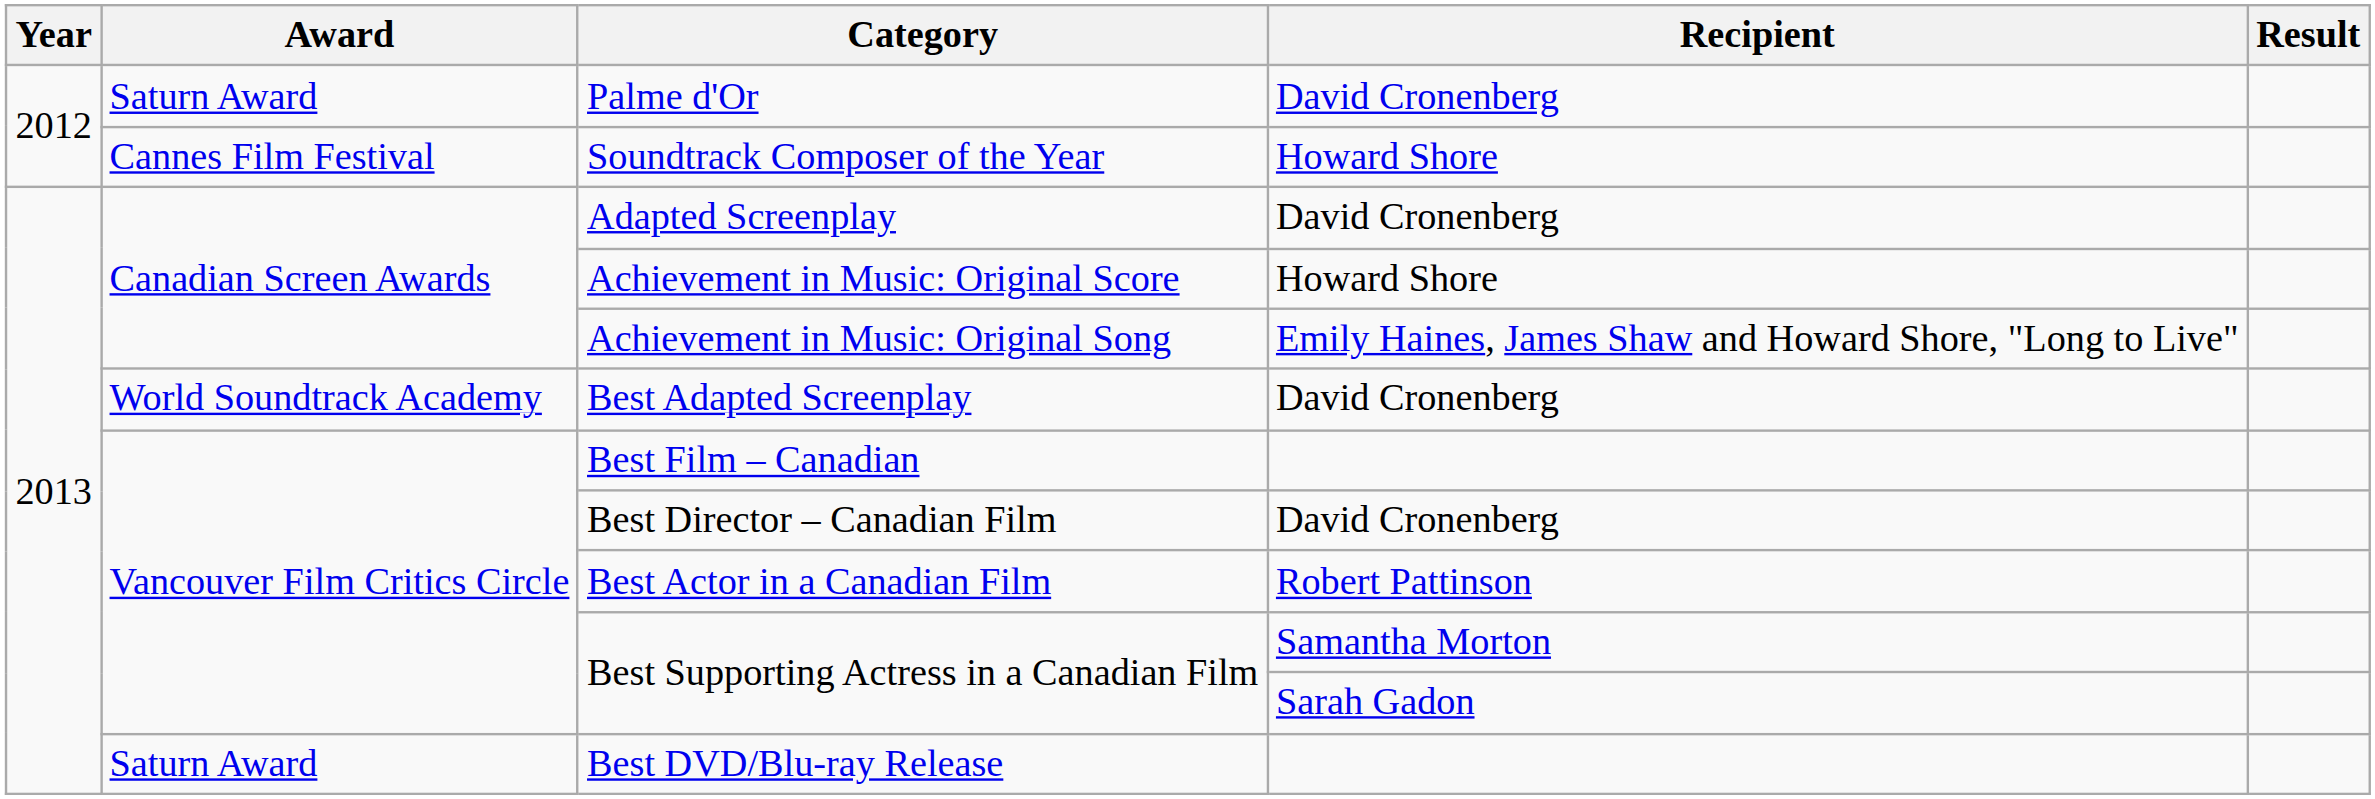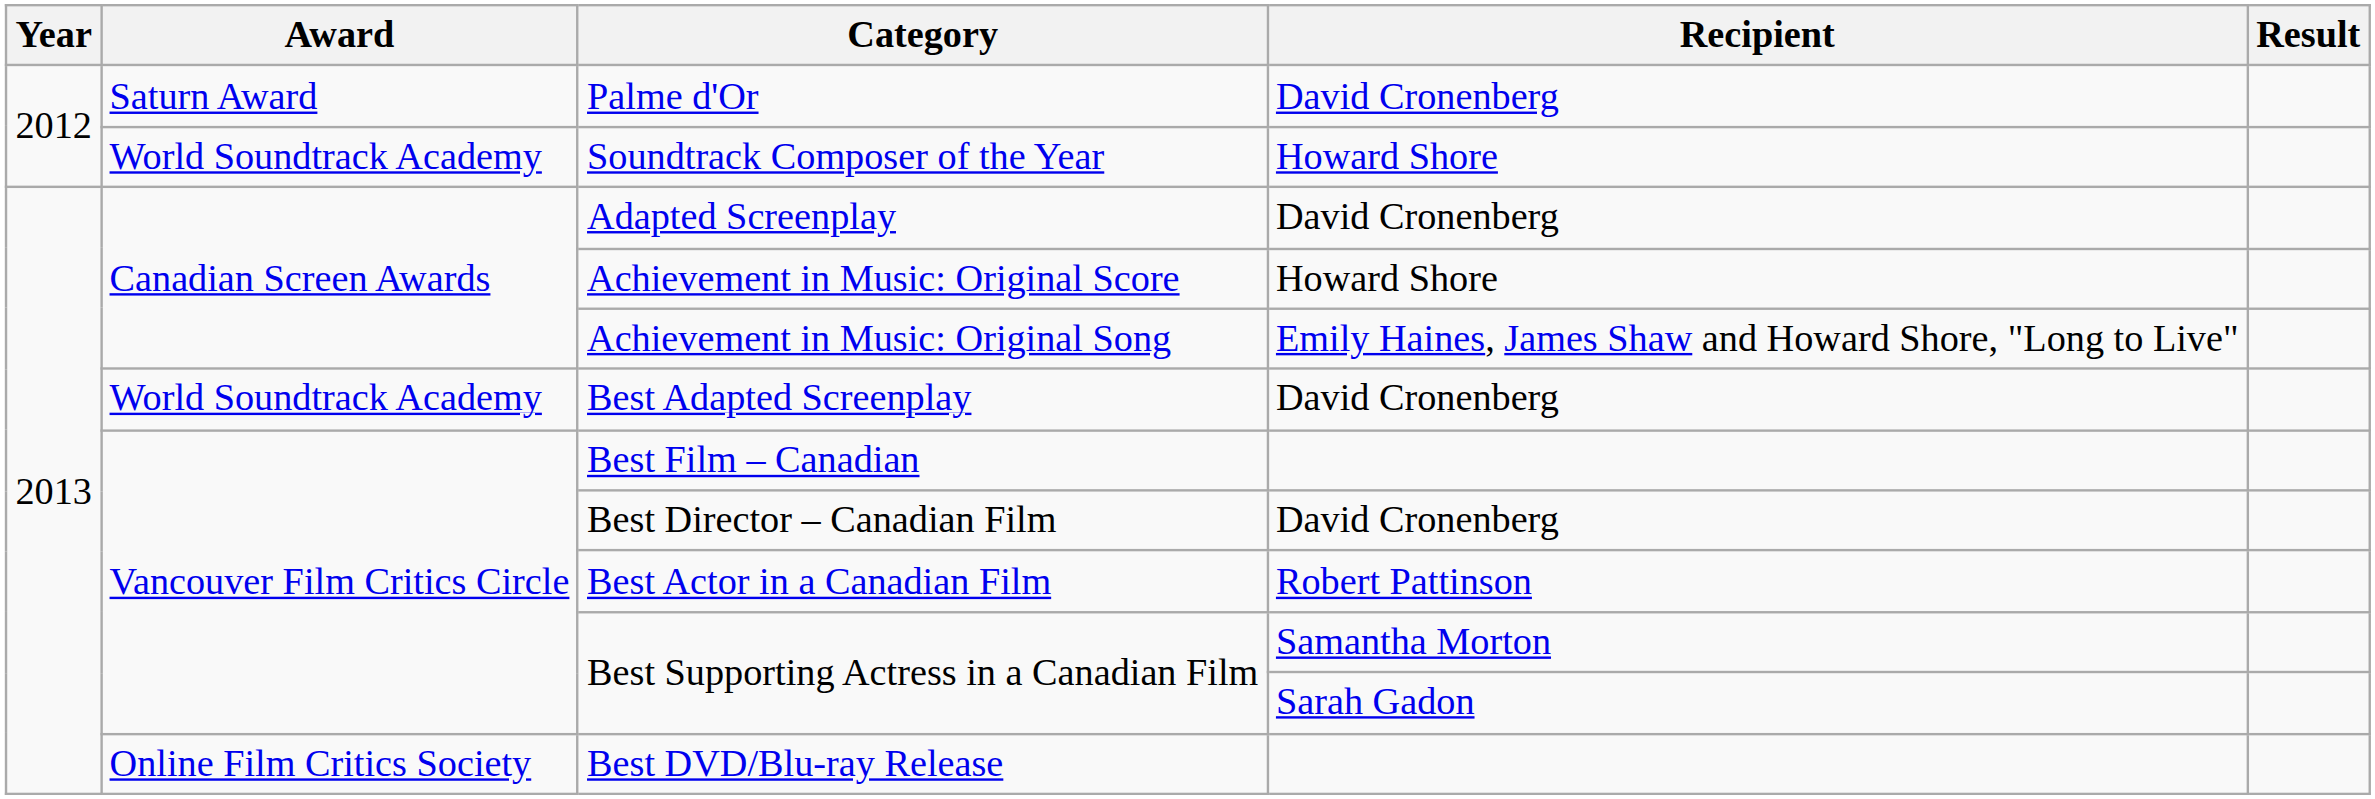(272, 156) Cannes Film Festival -> (326, 156) World Soundtrack Academy
(213, 762) Saturn Award -> (320, 762) Online Film Critics Society
